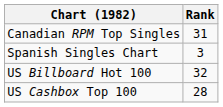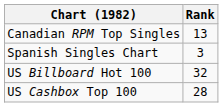(200, 34) 31 -> (200, 34) 13
